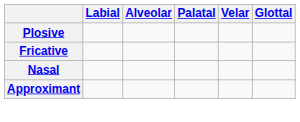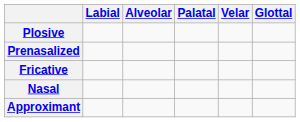+ row: (44, 51)
